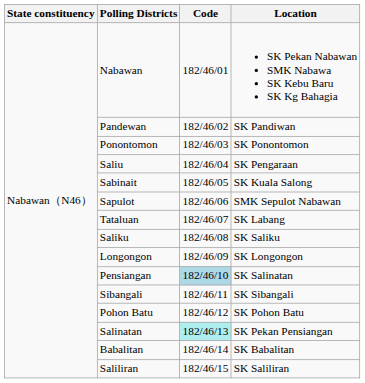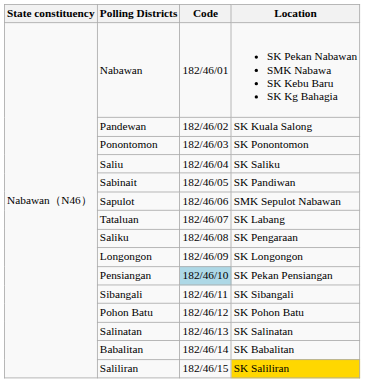(265, 126) SK Pandiwan -> (273, 126) SK Kuala Salong
(266, 163) SK Pengaraan -> (257, 163) SK Saliku
(273, 182) SK Kuala Salong -> (265, 182) SK Pandiwan
(257, 238) SK Saliku -> (266, 238) SK Pengaraan
(263, 275) SK Salinatan -> (283, 275) SK Pekan Pensiangan
(206, 331) paleturquoise background -> (206, 331) no background
(283, 331) SK Pekan Pensiangan -> (263, 331) SK Salinatan
(261, 368) no background -> (261, 368) gold background
